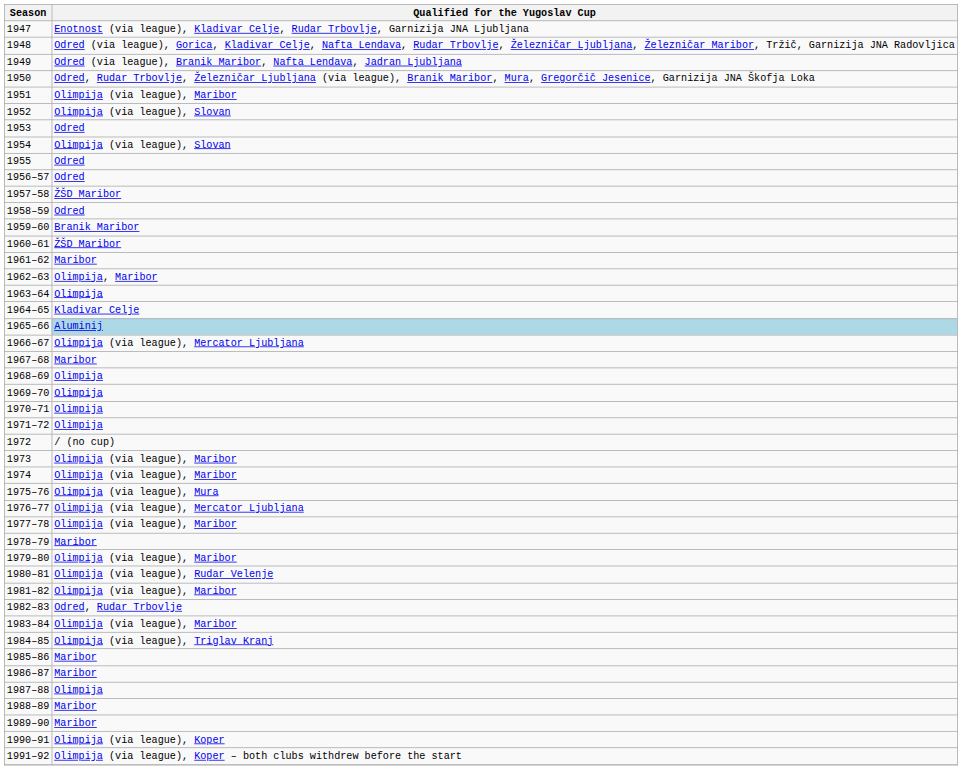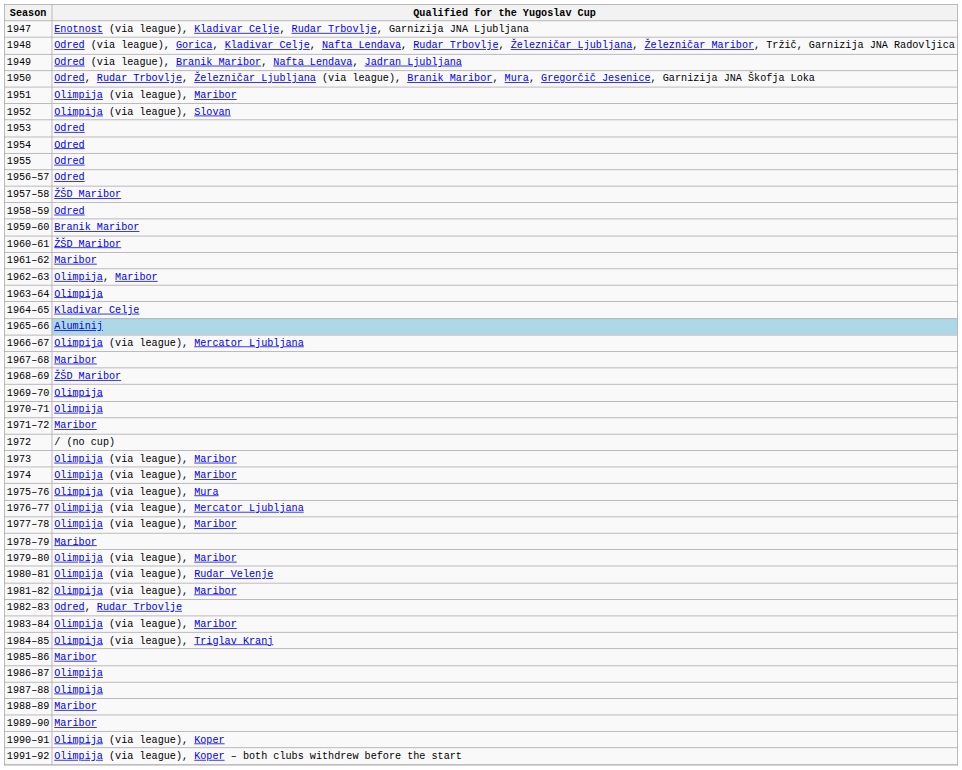(142, 145) Olimpija (via league), Slovan -> (69, 145) Odred
(79, 376) Olimpija -> (88, 376) ŽŠD Maribor
(79, 426) Olimpija -> (76, 426) Maribor
(76, 674) Maribor -> (79, 674) Olimpija
